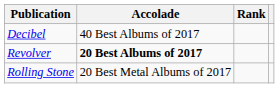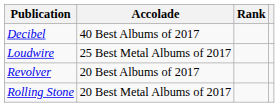+ row: (31, 53)
(141, 53) bold -> (140, 72) normal
